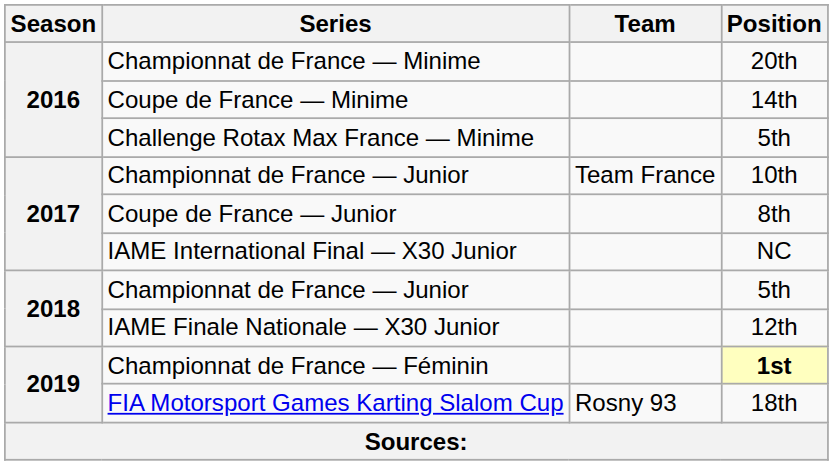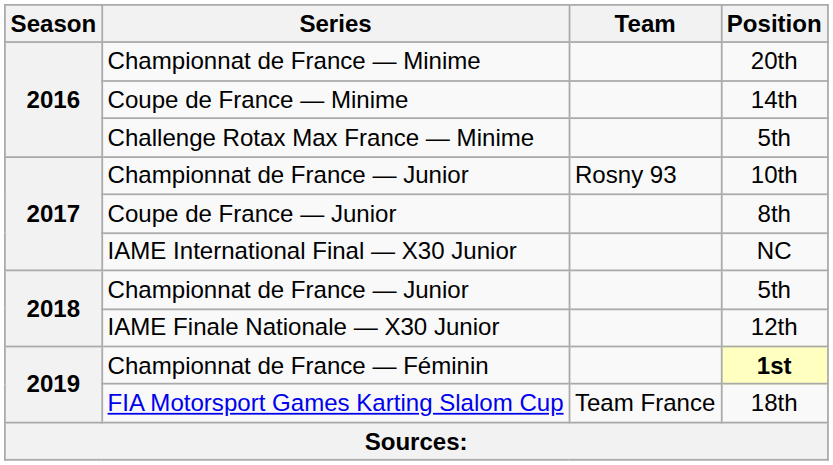(645, 175) Team France -> (626, 175) Rosny 93
(626, 403) Rosny 93 -> (645, 403) Team France
